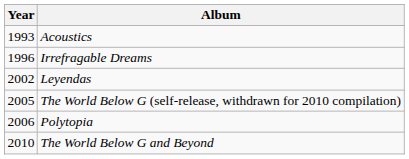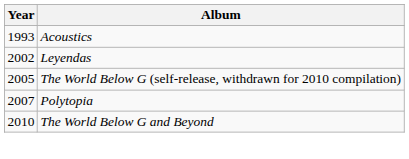- row: (96, 57)
(21, 121) 2006 -> (21, 100) 2007
